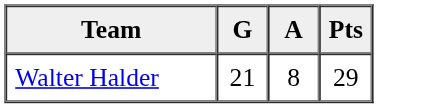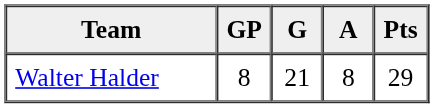+ column: (244, 29)
